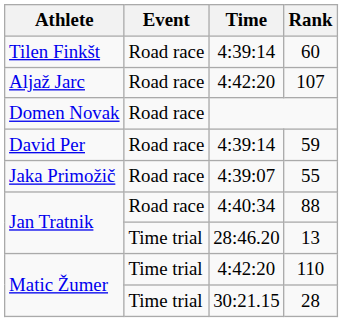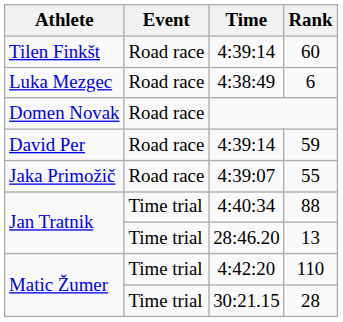- row: (310, 82)
+ row: (311, 82)
(166, 207) Road race -> (165, 207) Time trial
